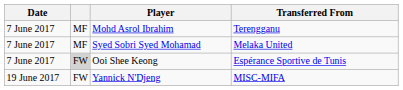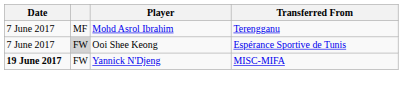- row: (147, 45)
(33, 77) normal -> (34, 61) bold
